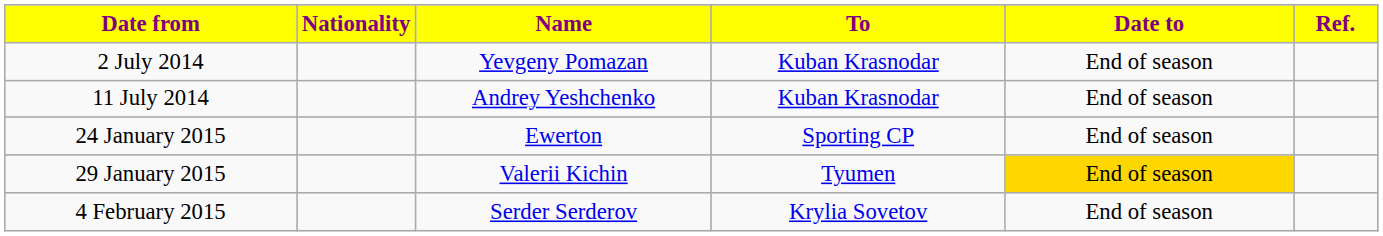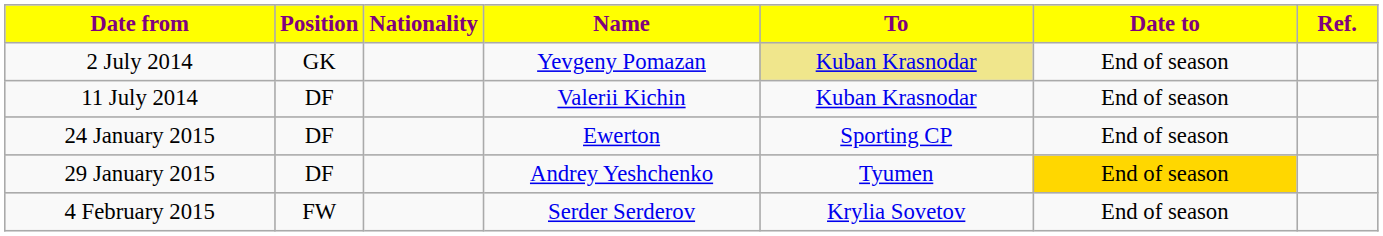+ column: (319, 23)
(858, 61) no background -> (896, 61) khaki background
(564, 98) Andrey Yeshchenko -> (622, 98) Valerii Kichin
(564, 173) Valerii Kichin -> (622, 173) Andrey Yeshchenko
